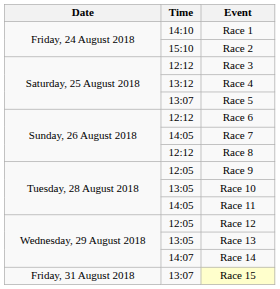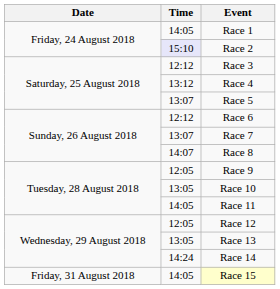(181, 30) 14:10 -> (181, 30) 14:05
(181, 48) no background -> (181, 48) lavender background
(181, 135) 14:05 -> (181, 135) 13:07
(181, 153) 12:12 -> (181, 153) 14:07
(181, 258) 14:07 -> (181, 258) 14:24
(181, 275) 13:07 -> (181, 275) 14:05
